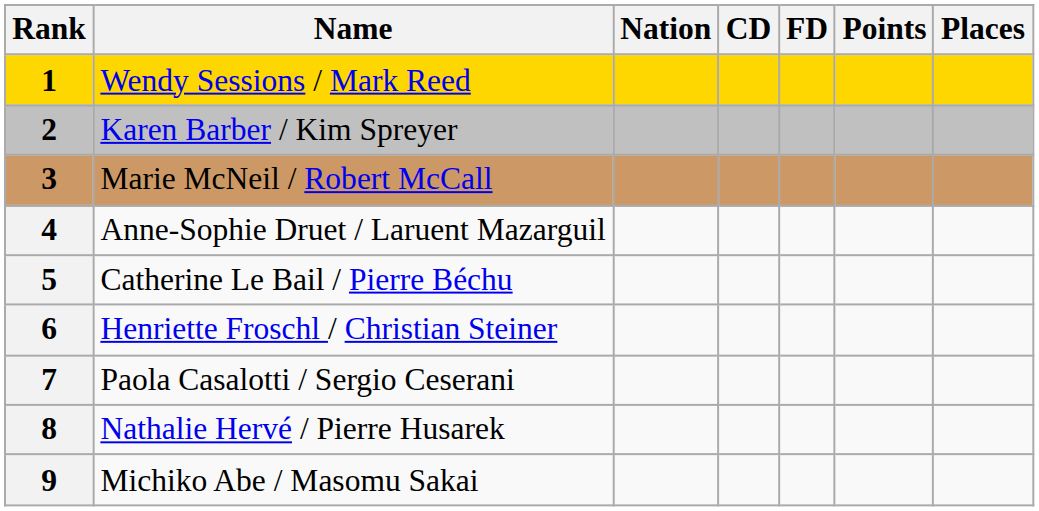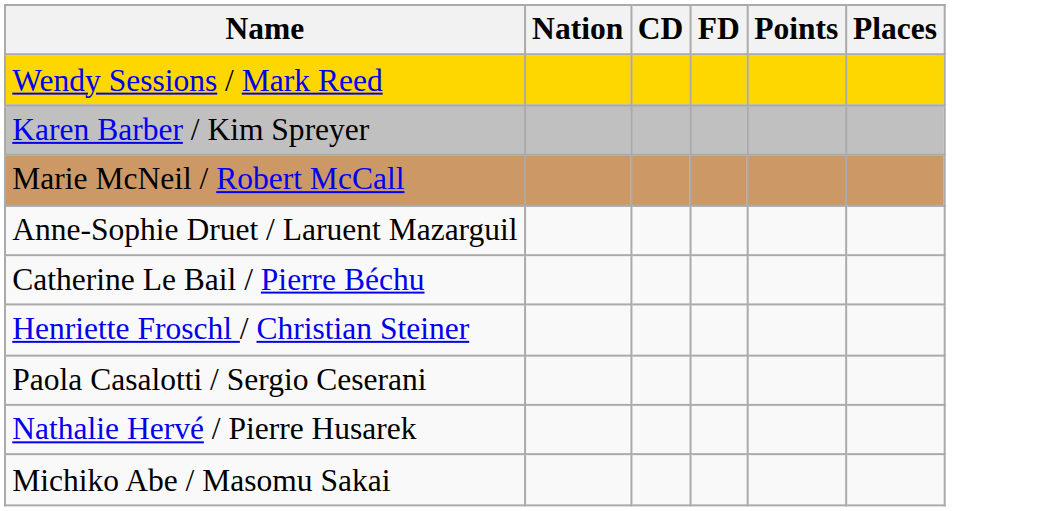- column: (49, 29)
